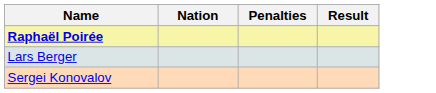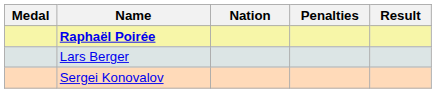+ column: (31, 15)
